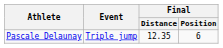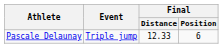(159, 36) 12.35 -> (159, 36) 12.33
